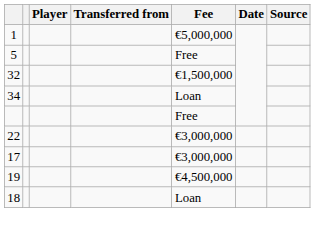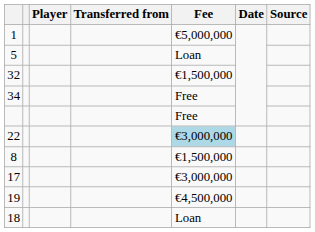(186, 55) Free -> (188, 55) Loan
(188, 95) Loan -> (186, 95) Free
(204, 136) no background -> (204, 136) lightblue background
+ row: (14, 156)
